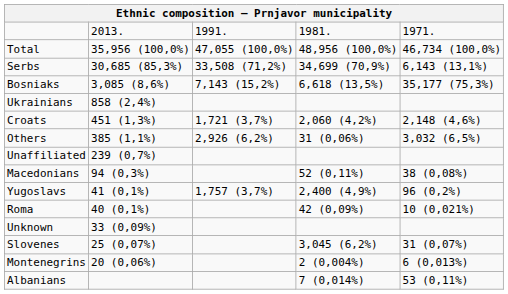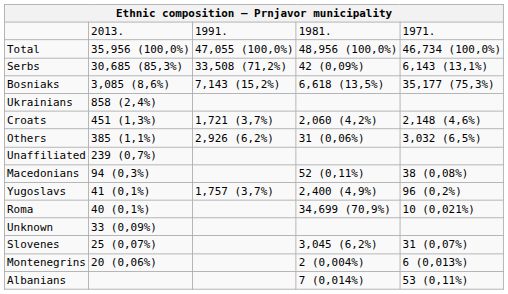(345, 67) 34,699 (70,9%) -> (332, 67) 42 (0,09%)
(332, 209) 42 (0,09%) -> (345, 209) 34,699 (70,9%)
